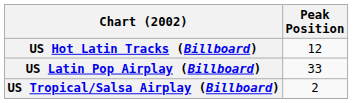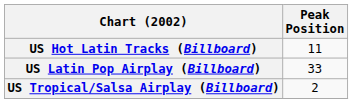(315, 48) 12 -> (315, 48) 11
